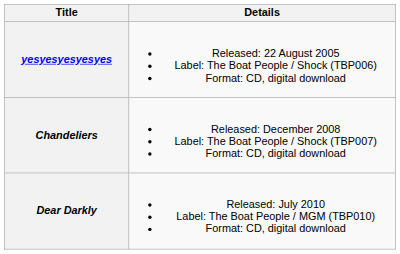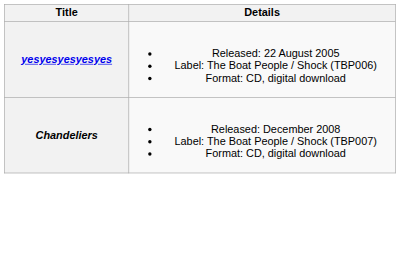- row: (67, 211)
